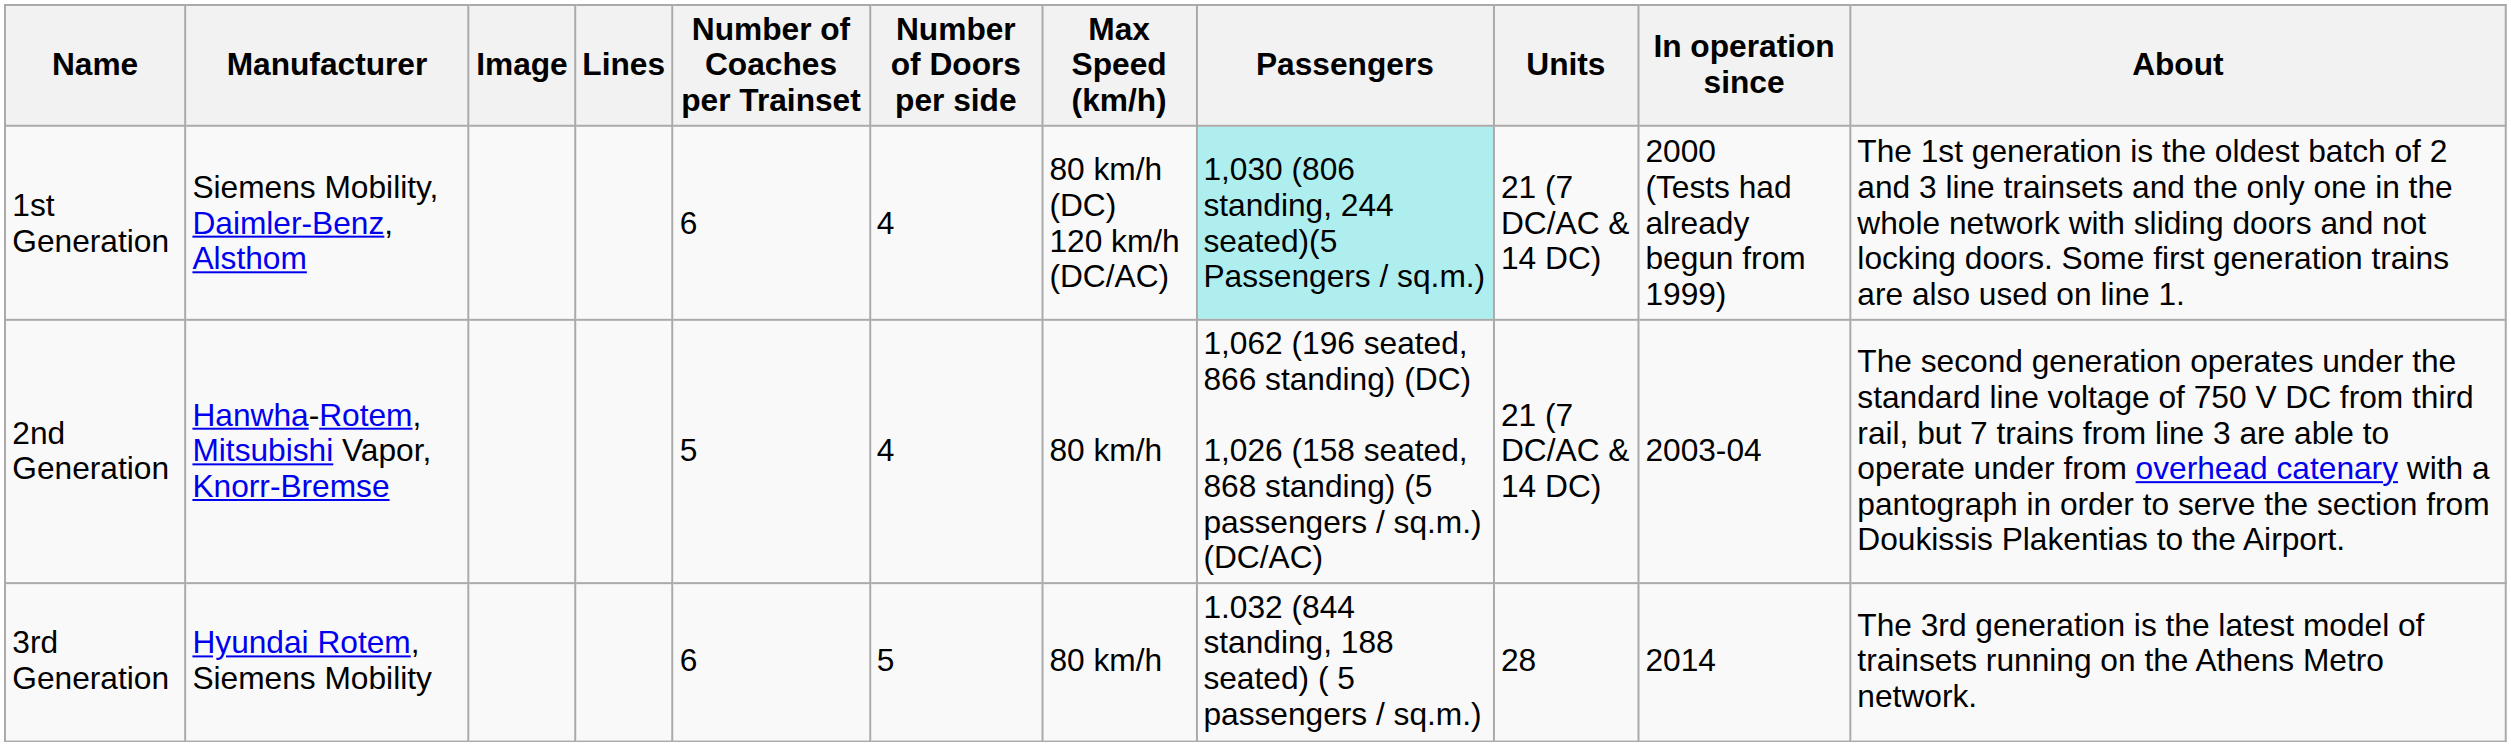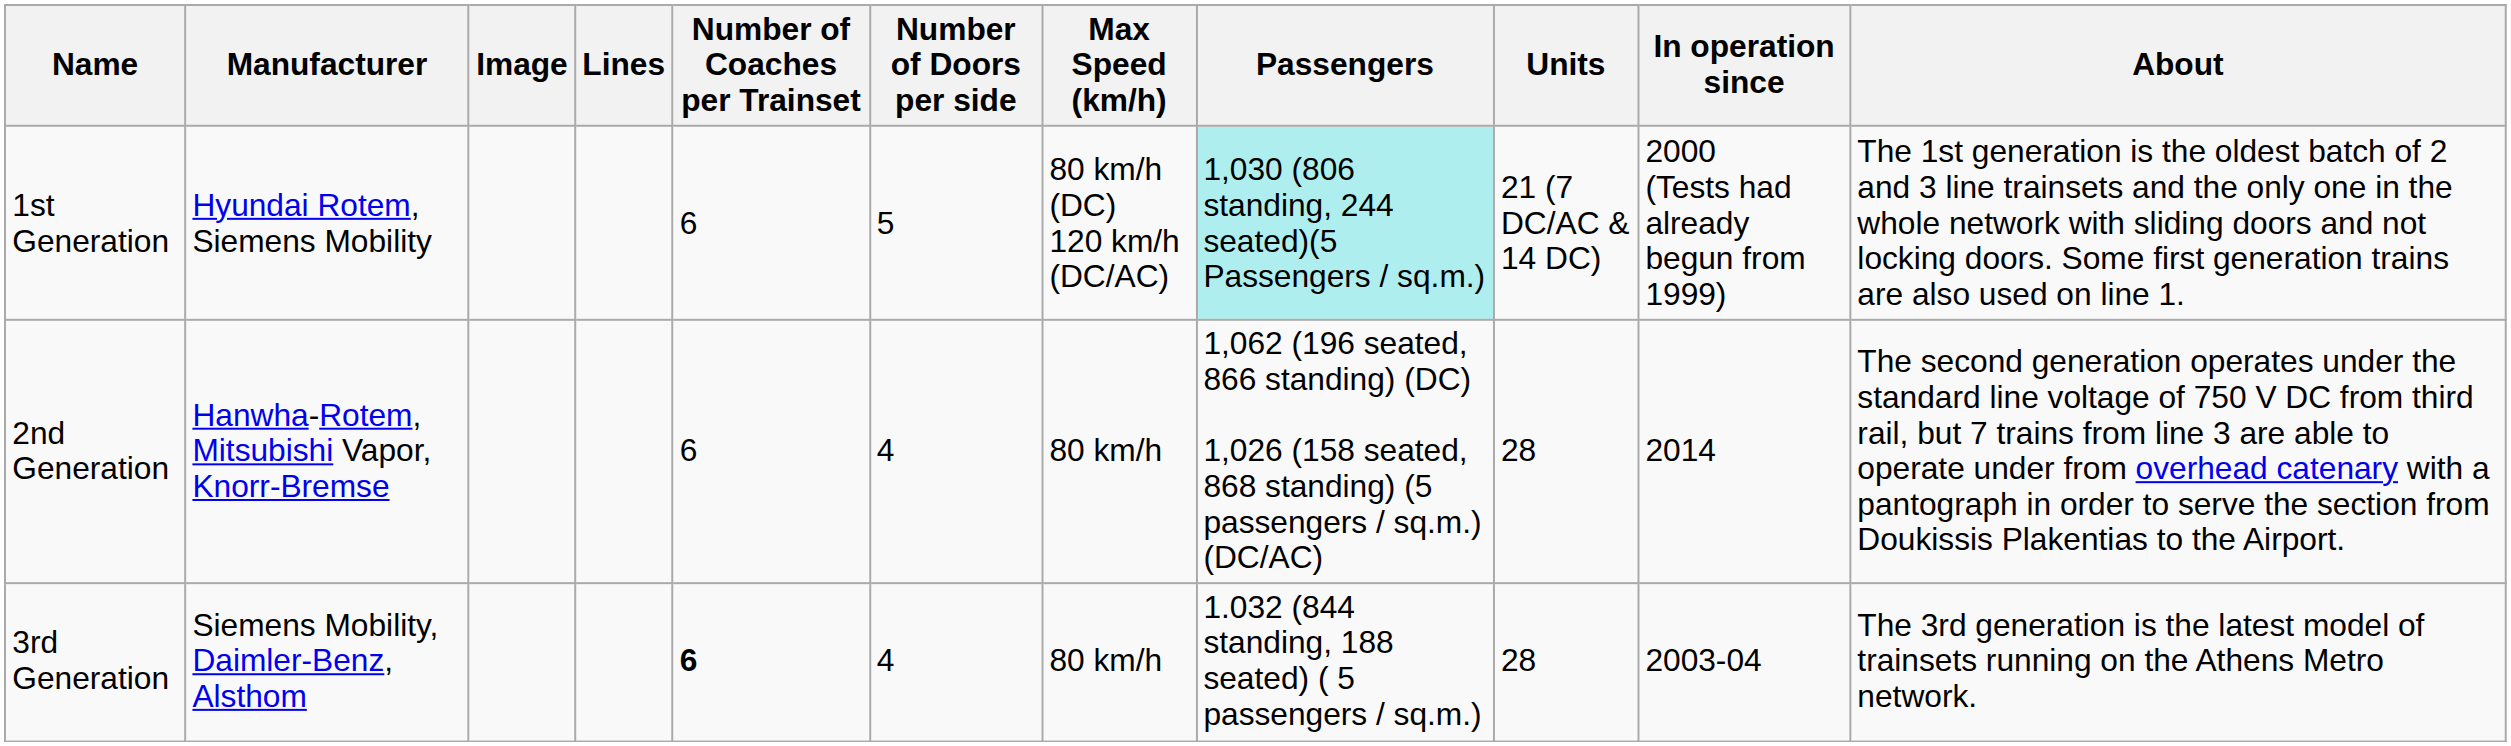(315, 222) Siemens Mobility, Daimler-Benz, Alsthοm -> (312, 222) Hyundai Rotem, Siemens Mobility
(886, 222) 4 -> (886, 222) 5
(689, 450) 5 -> (689, 450) 6
(1565, 450) 21 (7 DC/AC & 14 DC) -> (1519, 450) 28
(1704, 450) 2003-04 -> (1681, 450) 2014
(312, 661) Hyundai Rotem, Siemens Mobility -> (315, 661) Siemens Mobility, Daimler-Benz, Alsthοm
(689, 661) normal -> (689, 661) bold
(886, 661) 5 -> (886, 661) 4
(1681, 661) 2014 -> (1704, 661) 2003-04
